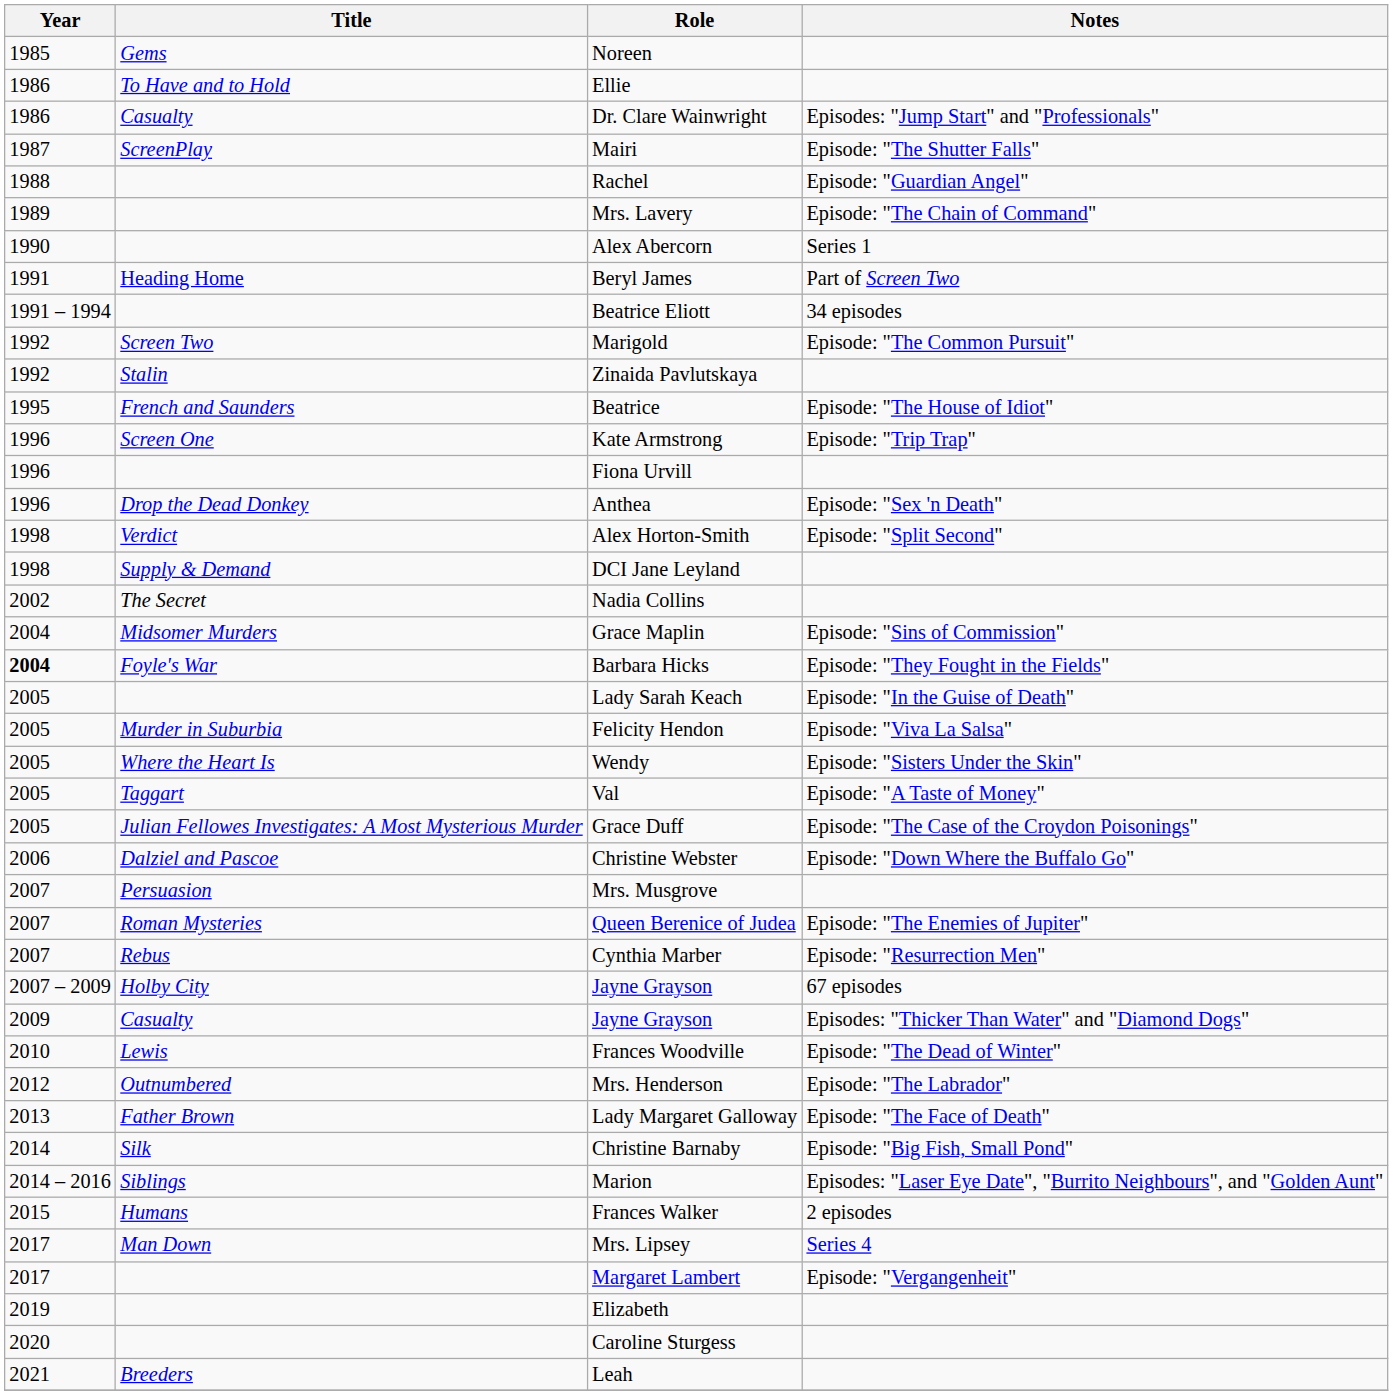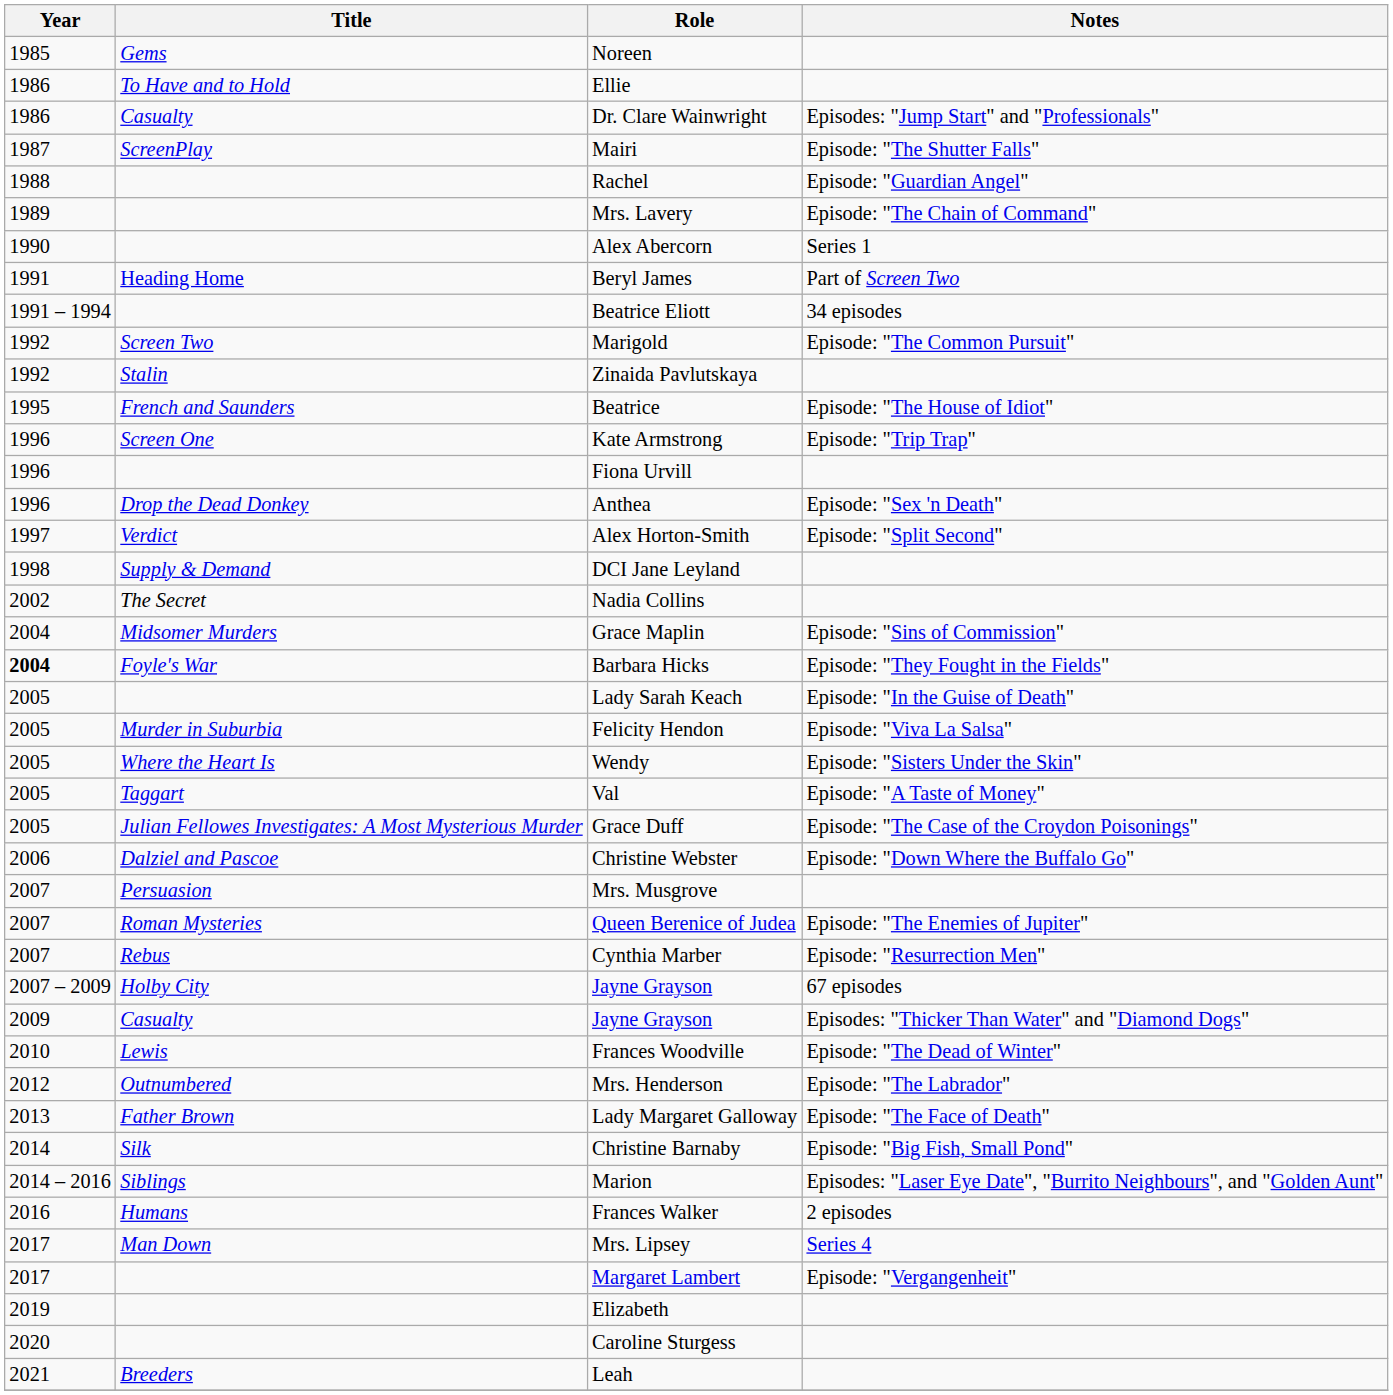(30, 536) 1998 -> (30, 536) 1997
(30, 1212) 2015 -> (30, 1212) 2016
